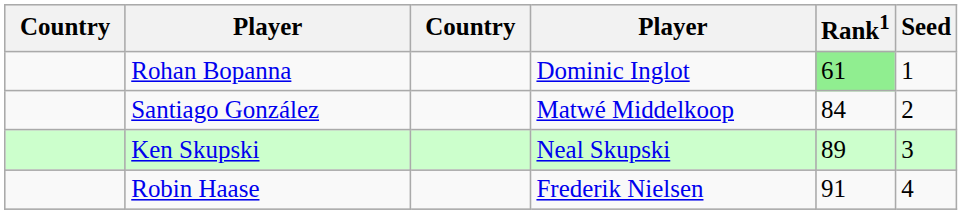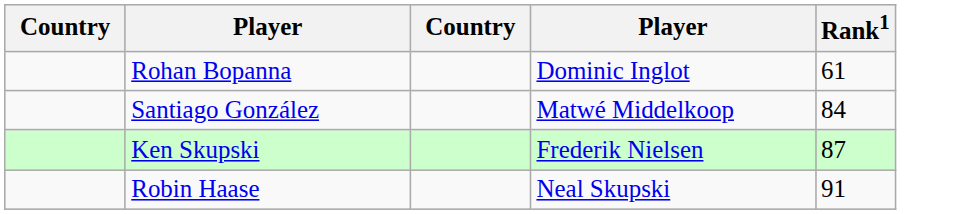- column: (926, 27)
(833, 70) lightgreen background -> (833, 70) no background
(603, 149) Neal Skupski -> (620, 149) Frederik Nielsen
(833, 149) 89 -> (833, 149) 87
(620, 189) Frederik Nielsen -> (603, 189) Neal Skupski
